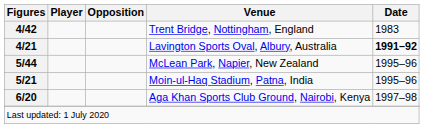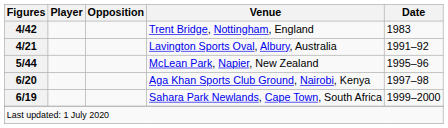(396, 47) bold -> (408, 47) normal
- row: (231, 81)
+ row: (266, 98)
